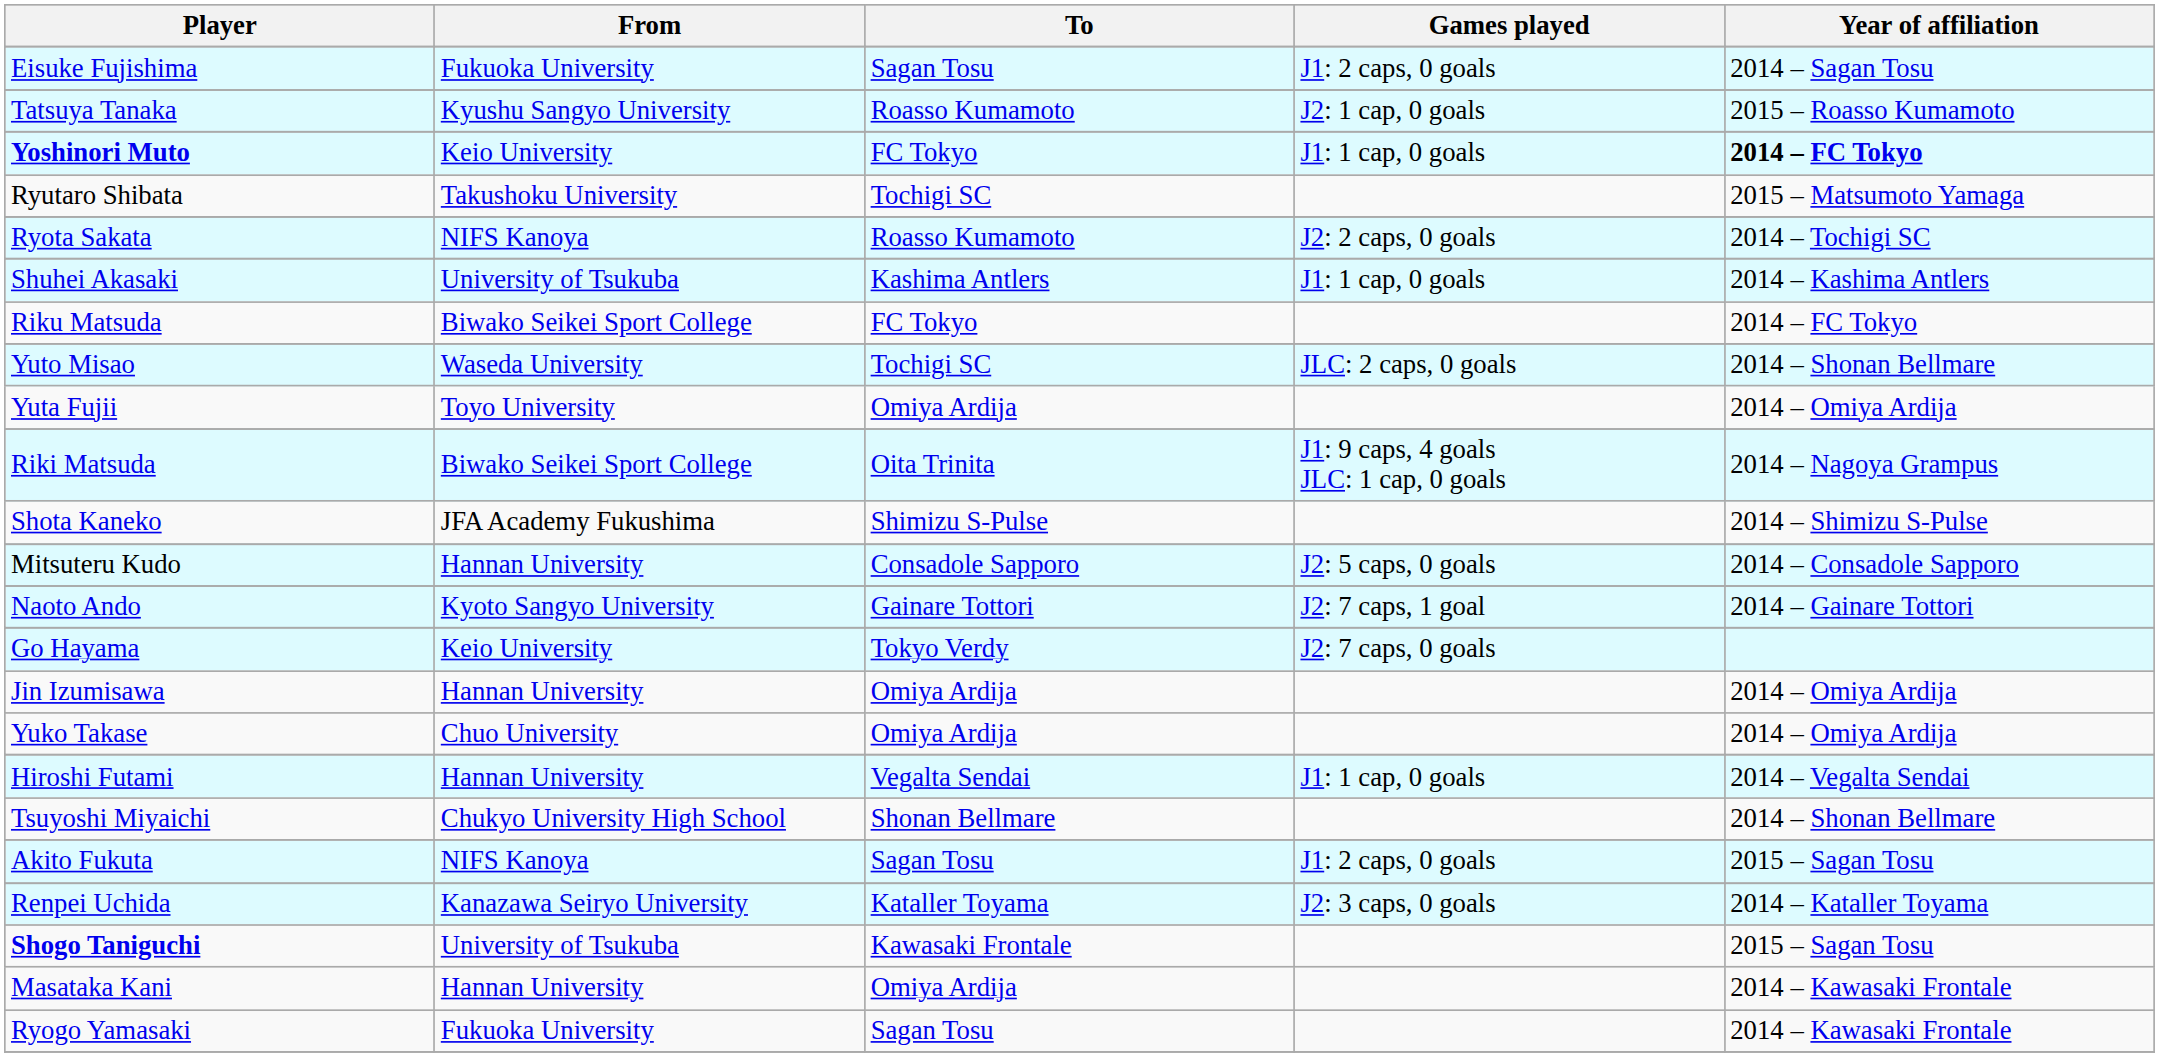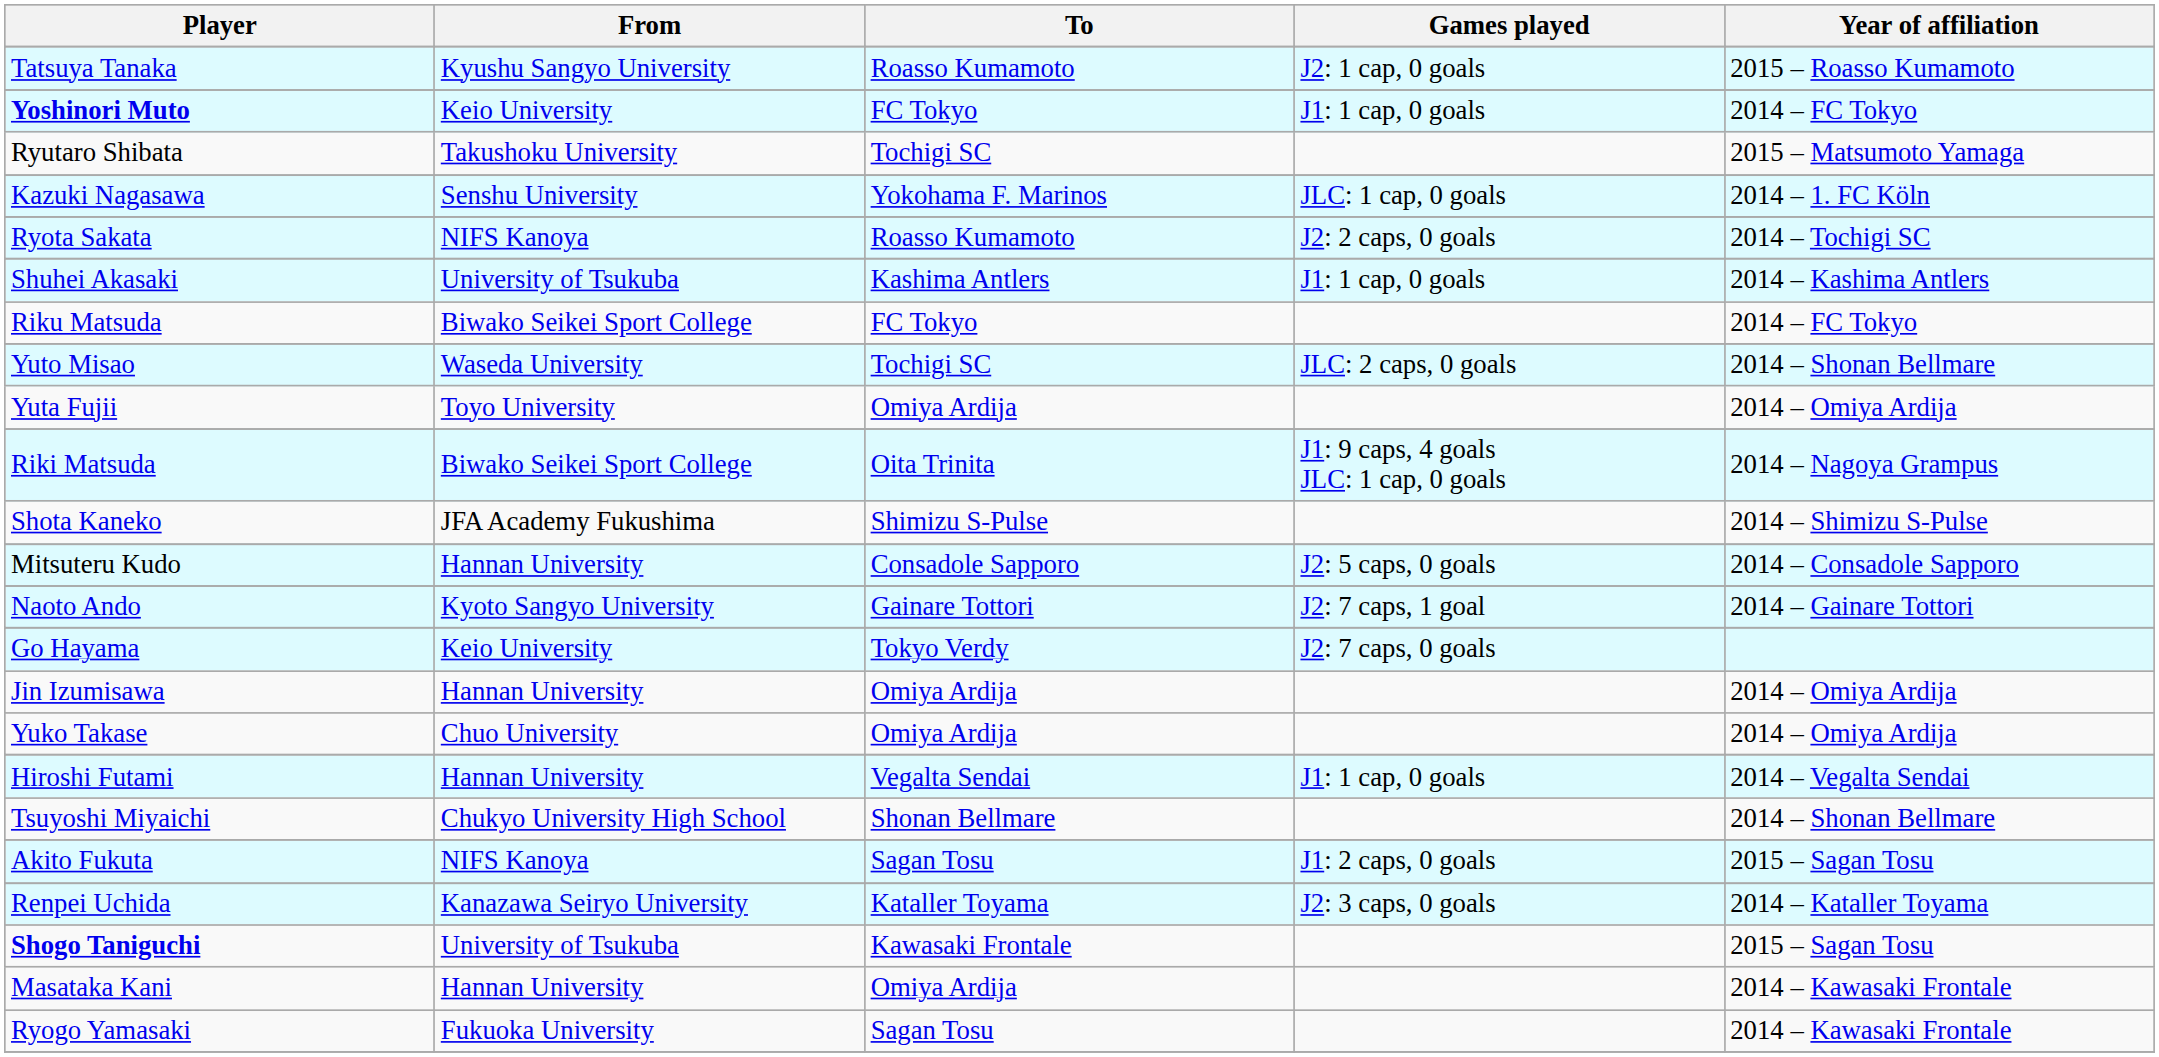- row: (104, 68)
(1826, 152) bold -> (1824, 110) normal
+ row: (108, 195)
